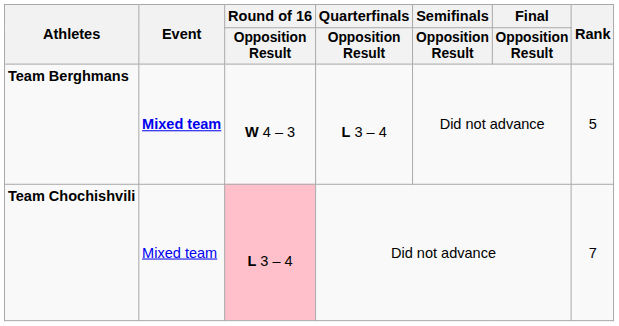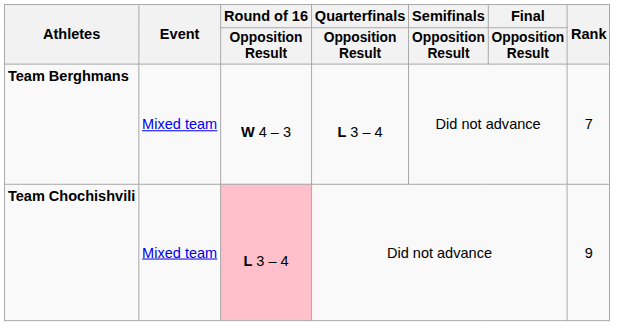(182, 125) bold -> (180, 125) normal
(593, 125) 5 -> (589, 125) 7
(593, 253) 7 -> (589, 253) 9
